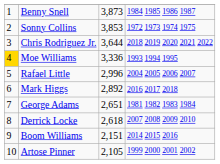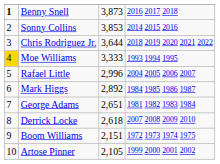(9, 12) normal -> (9, 12) bold
(161, 12) 1984 1985 1986 1987 -> (152, 12) 2016 2017 2018
(161, 27) 1972 1973 1974 1975 -> (152, 27) 2014 2015 2016
(112, 58) 3,336 -> (112, 58) 3,333
(152, 89) 2016 2017 2018 -> (161, 89) 1984 1985 1986 1987
(152, 136) 2014 2015 2016 -> (161, 136) 1972 1973 1974 1975
